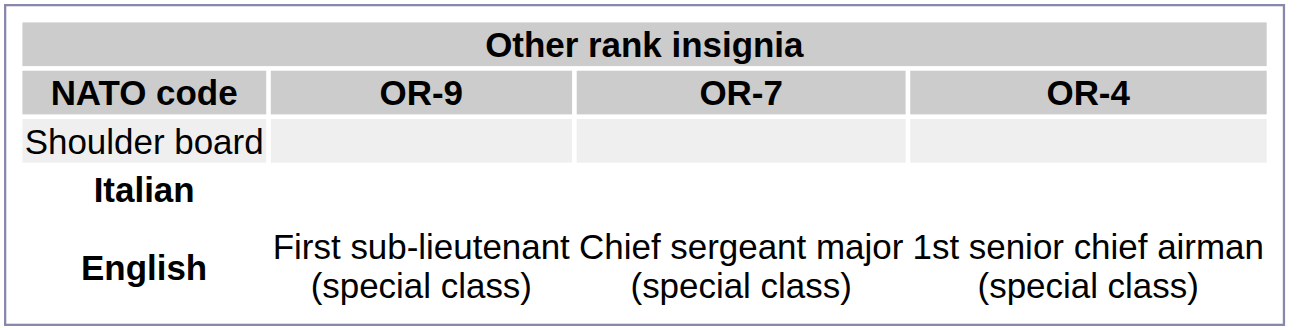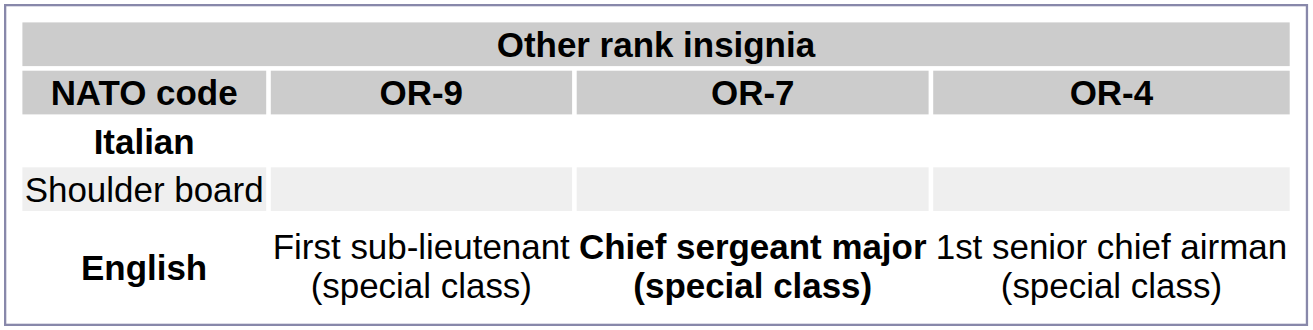rows swapped: (144, 141) <-> (144, 189)
(741, 266) normal -> (753, 266) bold
